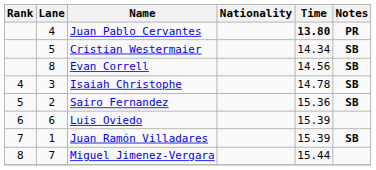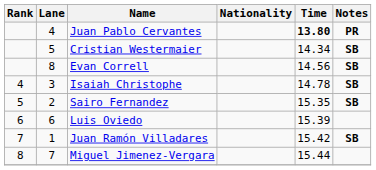(314, 102) 15.36 -> (314, 102) 15.35
(314, 138) 15.39 -> (314, 138) 15.42
